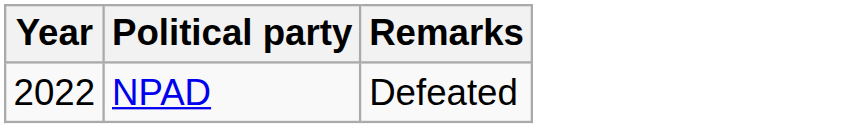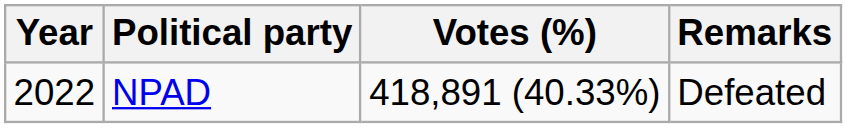+ column: (515, 33)
